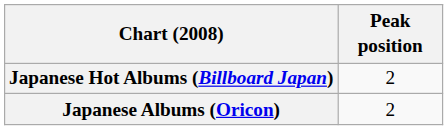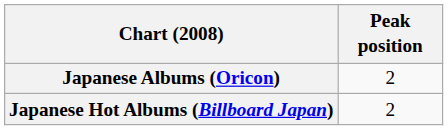rows swapped: (171, 108) <-> (171, 78)
